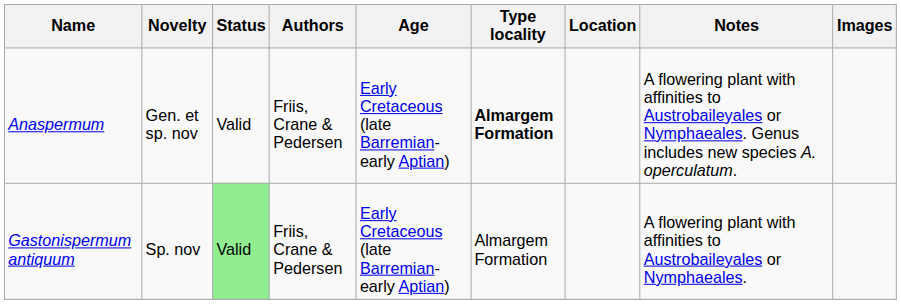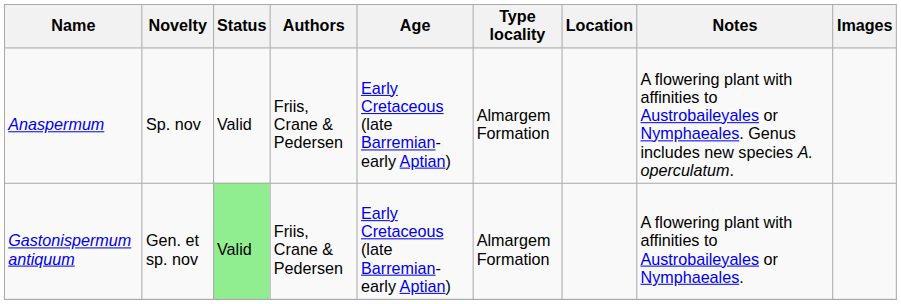(172, 124) Gen. et sp. nov -> (173, 124) Sp. nov
(514, 124) bold -> (514, 124) normal
(173, 250) Sp. nov -> (172, 250) Gen. et sp. nov
